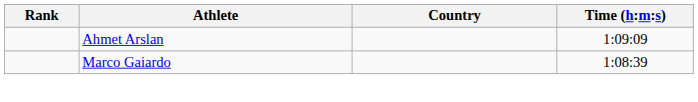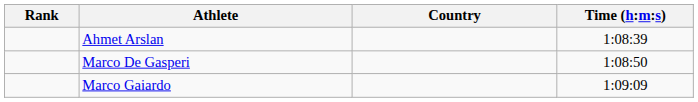(625, 39) 1:09:09 -> (625, 39) 1:08:39
+ row: (136, 62)
(625, 62) 1:08:39 -> (625, 85) 1:09:09
